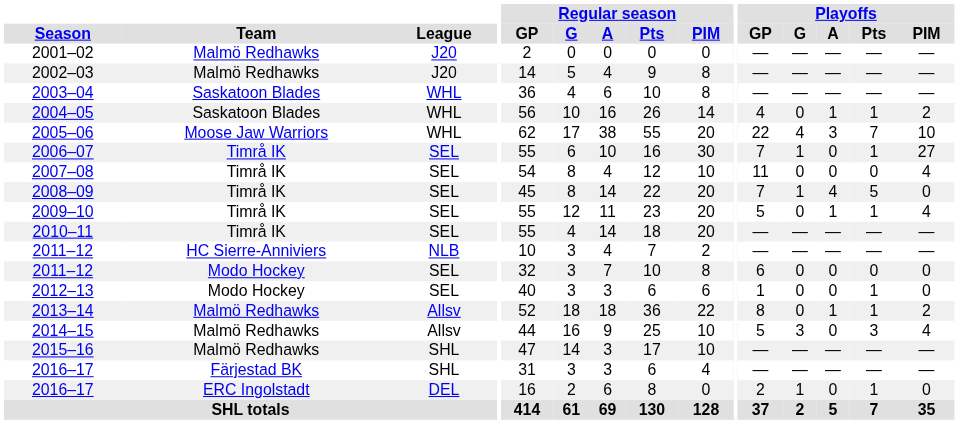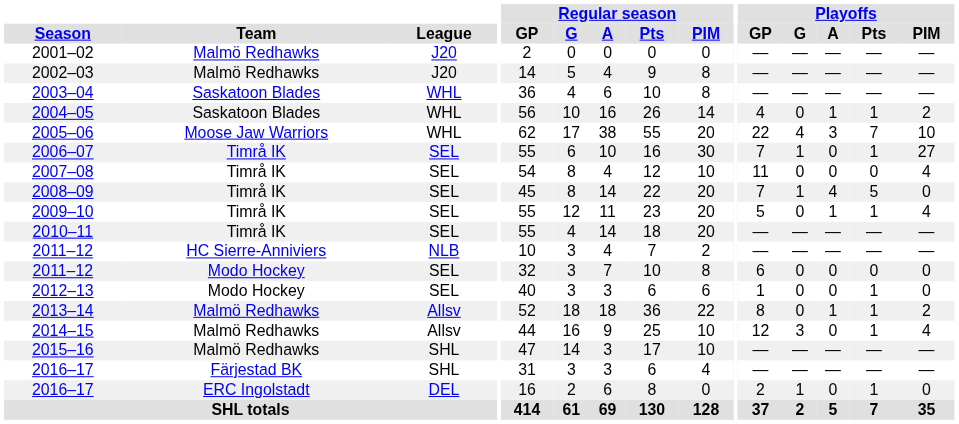(760, 330) 5 -> (761, 330) 12
(874, 330) 3 -> (874, 330) 1
